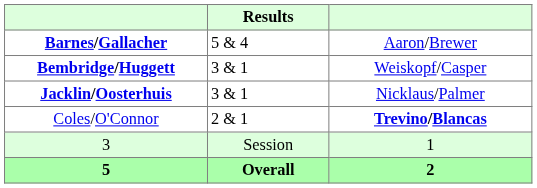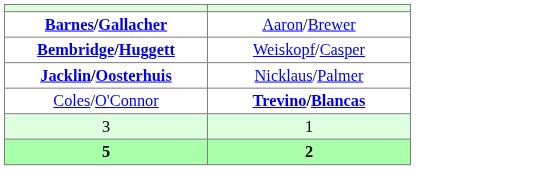- column: (268, 17)
